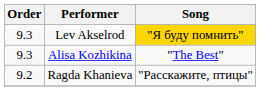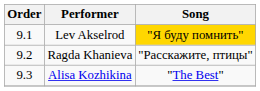(24, 34) 9.3 -> (24, 34) 9.1
rows swapped: (90, 75) <-> (90, 55)
